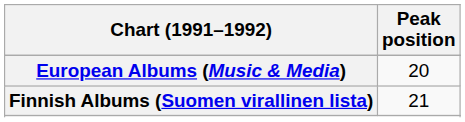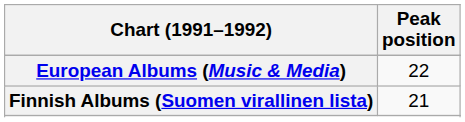(419, 70) 20 -> (419, 70) 22
